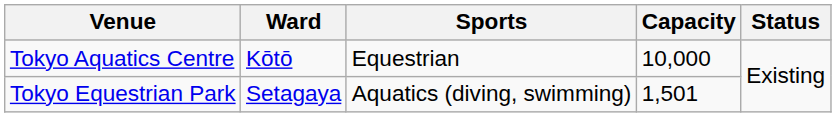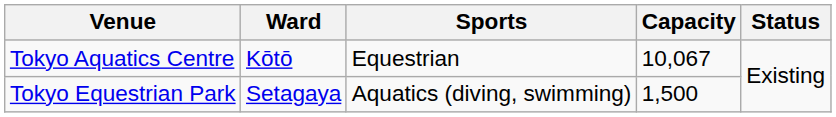(676, 58) 10,000 -> (676, 58) 10,067
(670, 93) 1,501 -> (670, 93) 1,500
